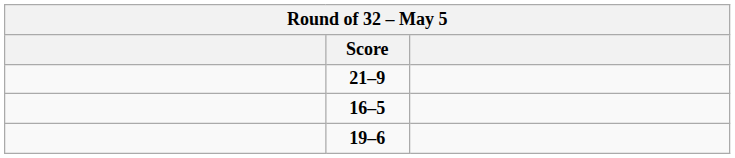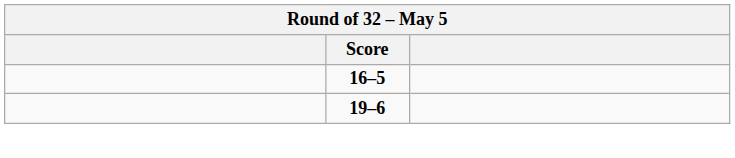- row: (367, 79)
